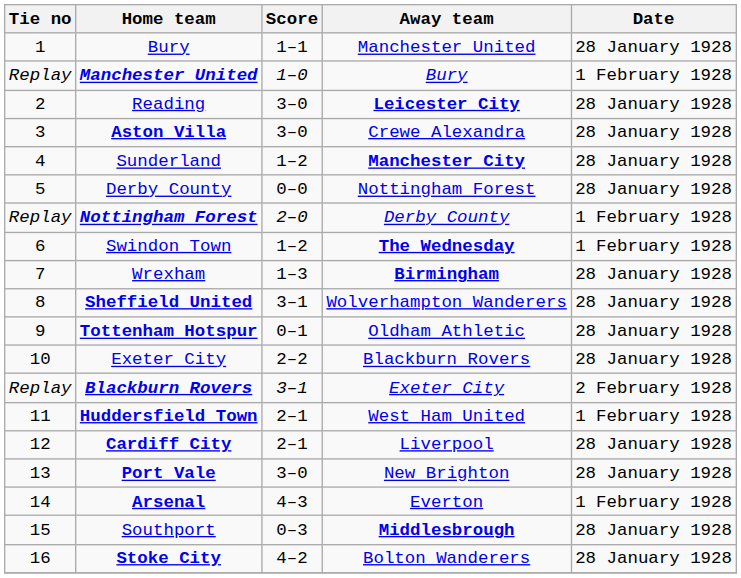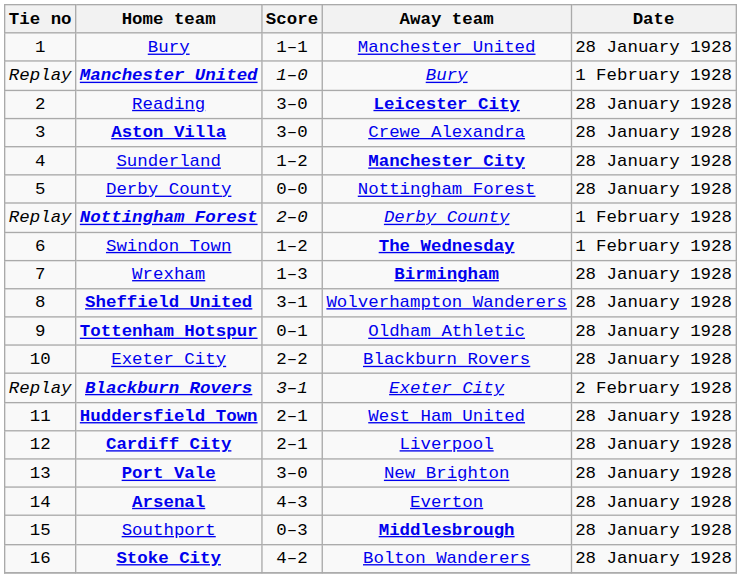(654, 416) 1 February 1928 -> (654, 416) 28 January 1928
(654, 502) 1 February 1928 -> (654, 502) 28 January 1928
